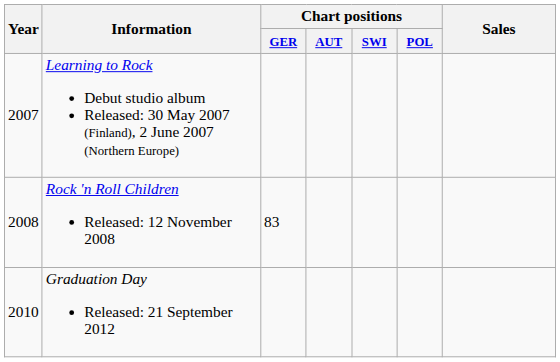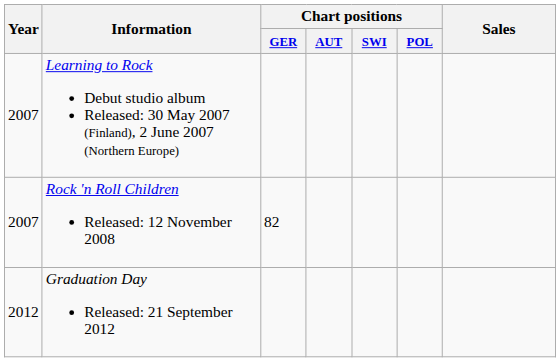(23, 222) 2008 -> (23, 222) 2007
(272, 222) 83 -> (272, 222) 82
(23, 311) 2010 -> (23, 311) 2012
